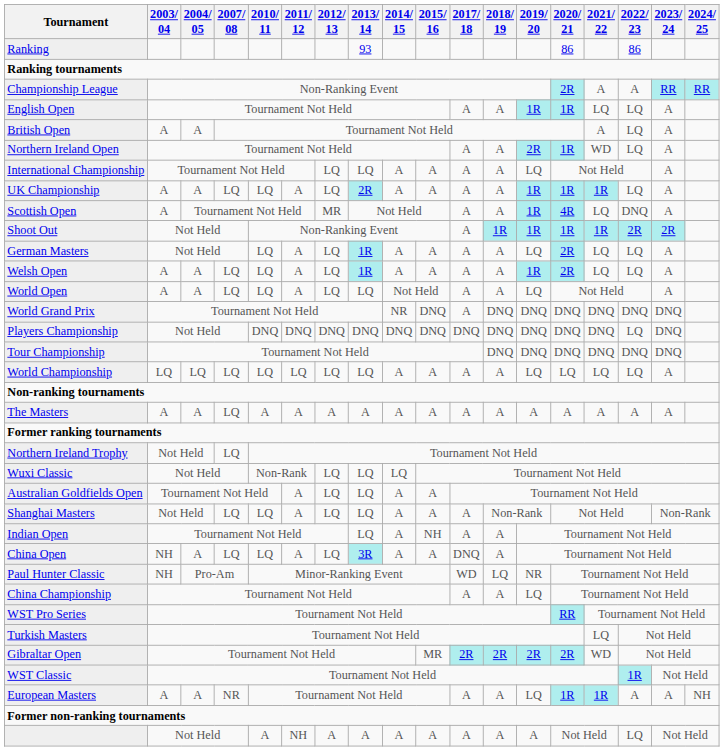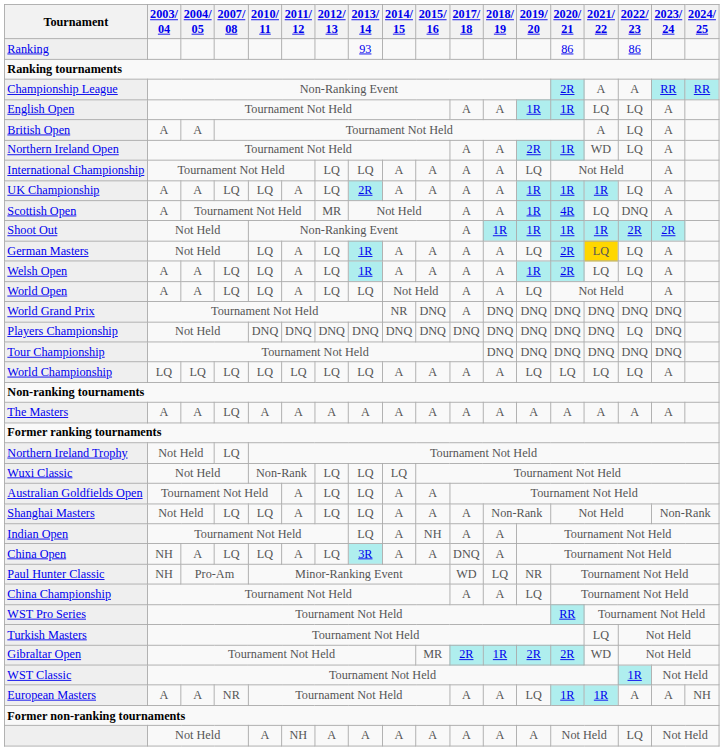(601, 250) no background -> (601, 250) gold background
(500, 654) 2R -> (500, 654) 1R
